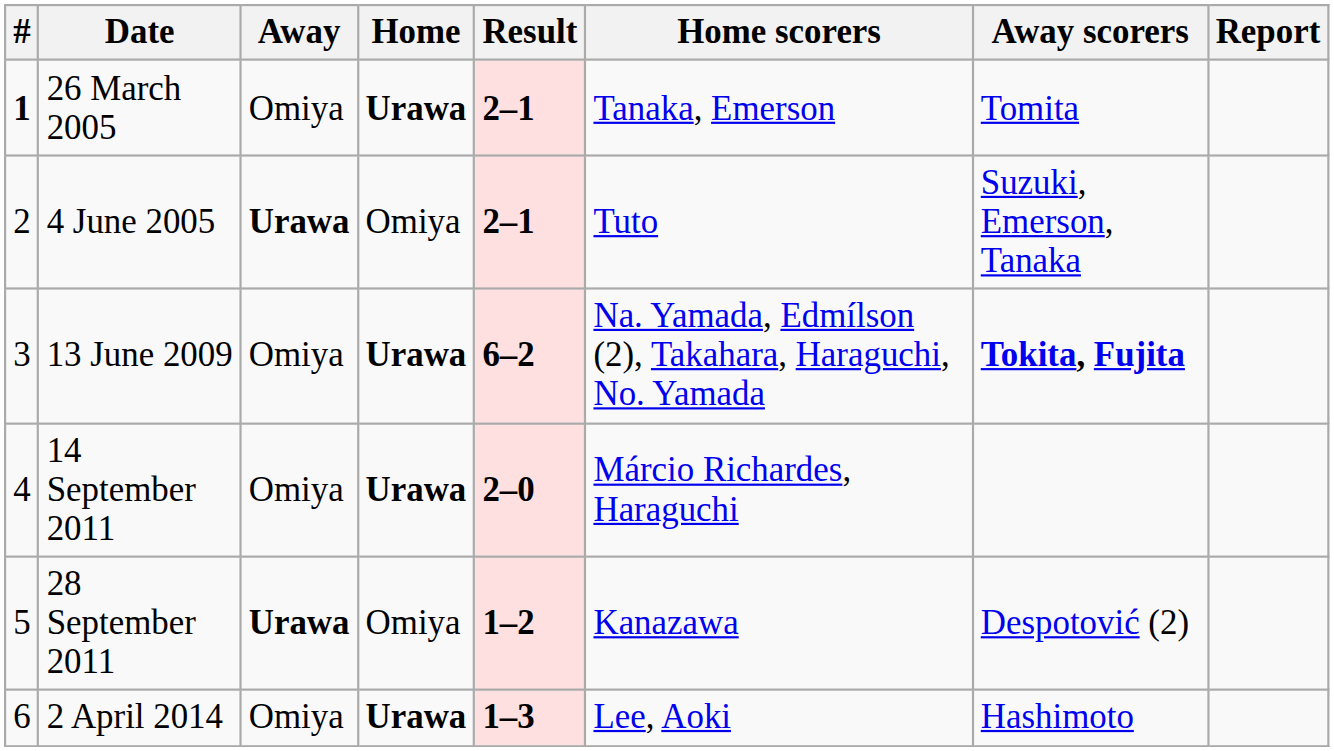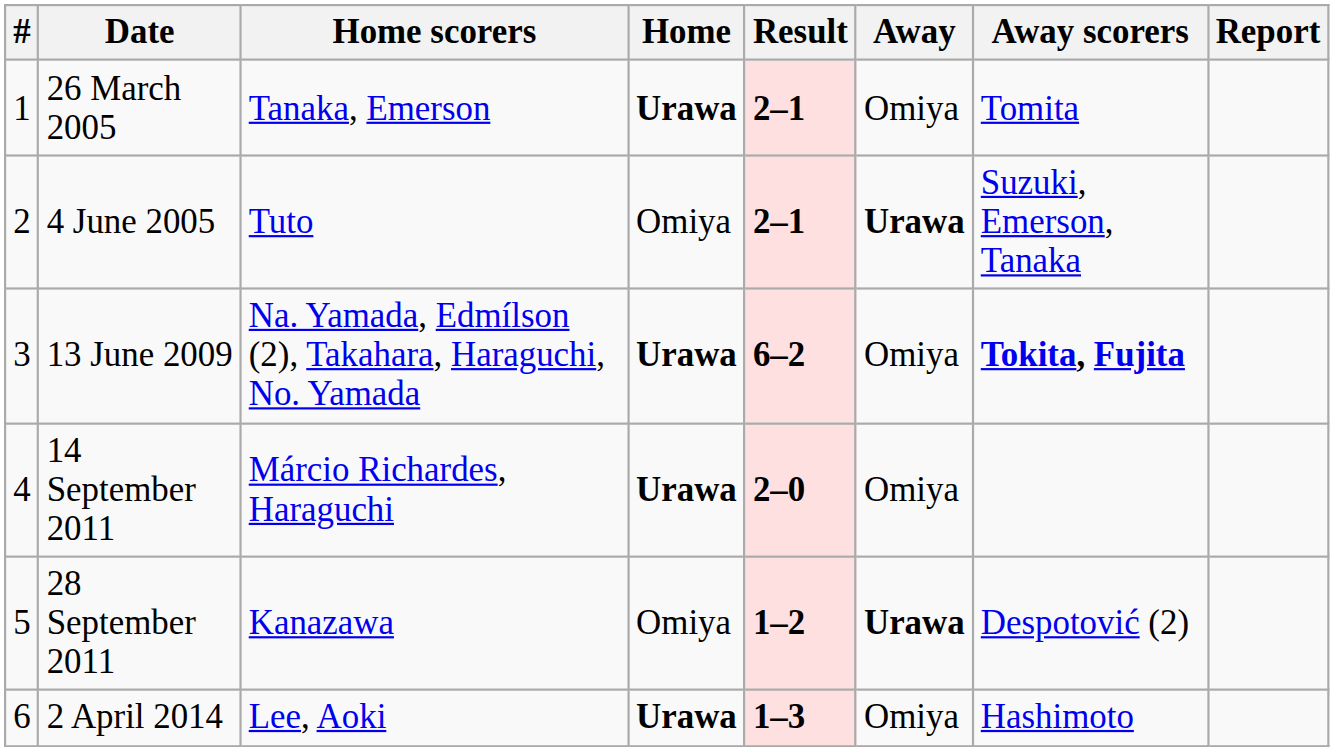columns swapped: (779, 32) <-> (299, 32)
(22, 107) bold -> (22, 107) normal
